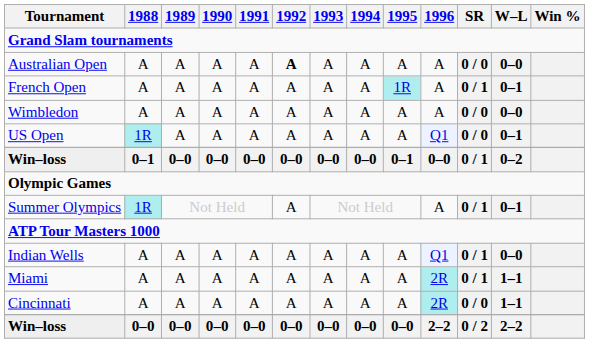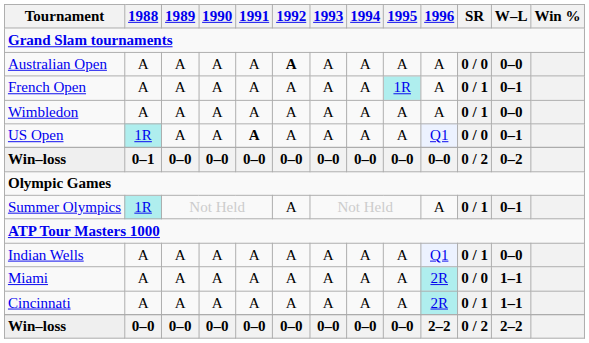(475, 111) 0 / 0 -> (475, 111) 0 / 1
(254, 135) normal -> (254, 135) bold
(402, 159) 0–1 -> (402, 159) 0–0
(475, 159) 0 / 1 -> (475, 159) 0 / 2
(475, 278) 0 / 1 -> (475, 278) 0 / 0
(475, 302) 0 / 0 -> (475, 302) 0 / 1
